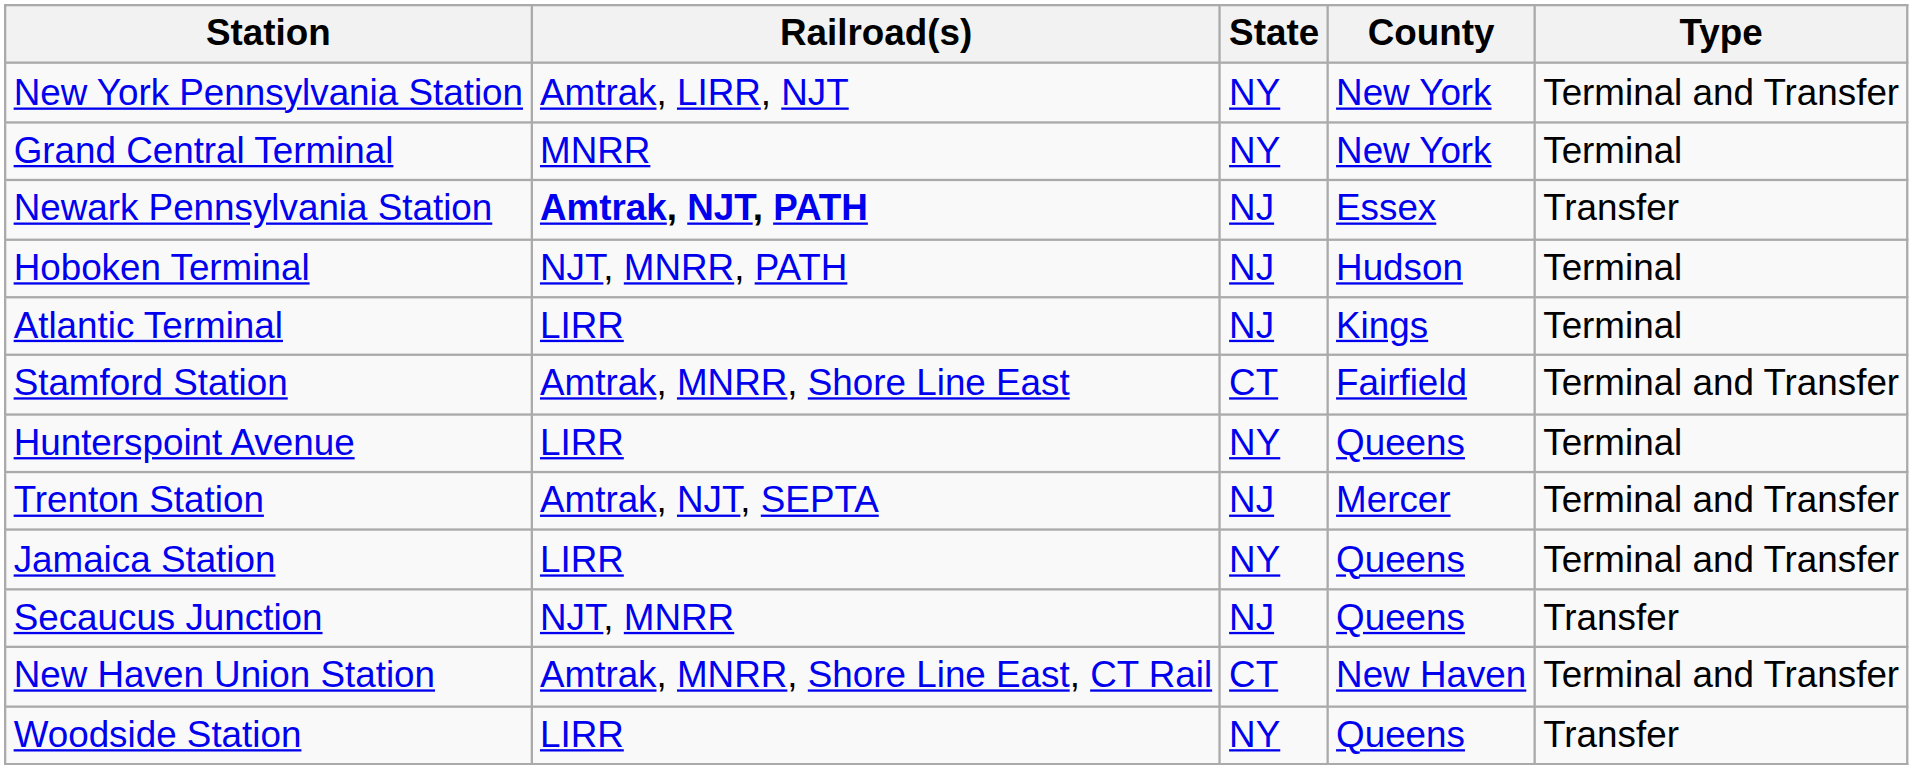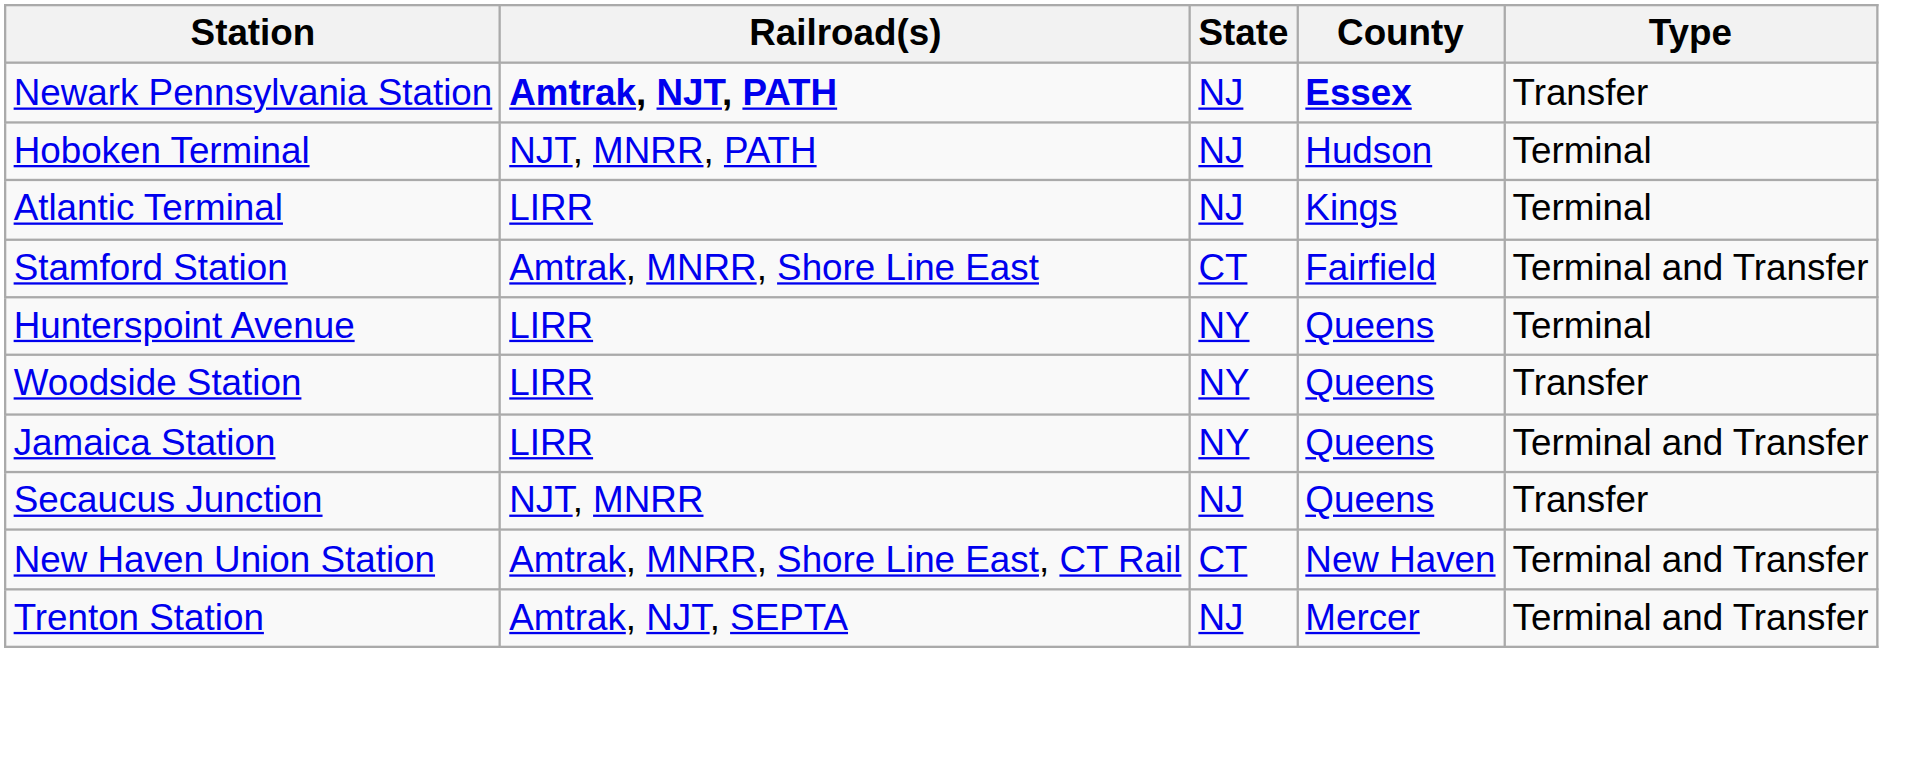- row: (268, 92)
- row: (204, 150)
(1386, 208) normal -> (1359, 92) bold
rows swapped: (158, 734) <-> (139, 500)
